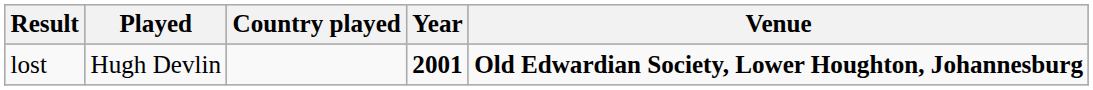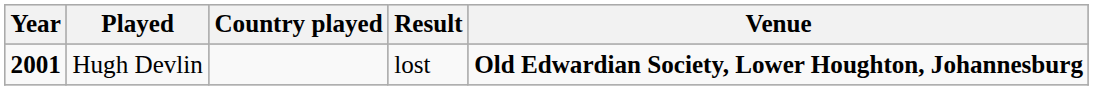columns swapped: (437, 24) <-> (45, 24)
